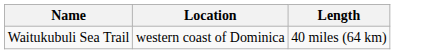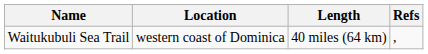+ column: (406, 15)
